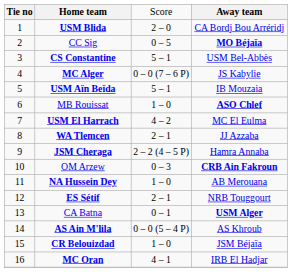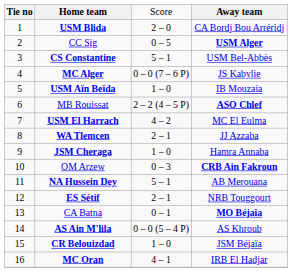(239, 43) MO Béjaïa -> (239, 43) USM Alger
(161, 89) 5 – 1 -> (161, 89) 1 – 0
(161, 105) 1 – 0 -> (161, 105) 2 – 2 (4 – 5 P)
(161, 151) 2 – 2 (4 – 5 P) -> (161, 151) 1 – 0
(161, 182) 1 – 0 -> (161, 182) 5 – 1
(239, 213) USM Alger -> (239, 213) MO Béjaïa
